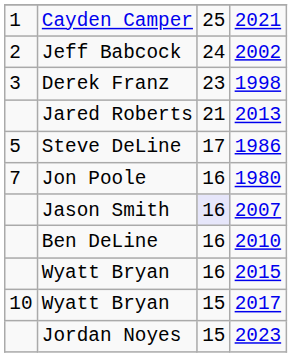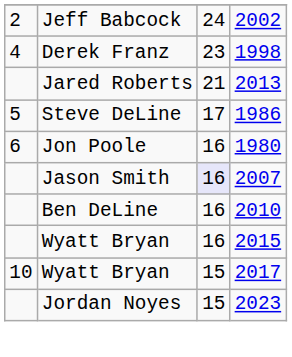- row: (117, 21)
(15, 84) 3 -> (15, 52) 4
(15, 178) 7 -> (15, 147) 6
